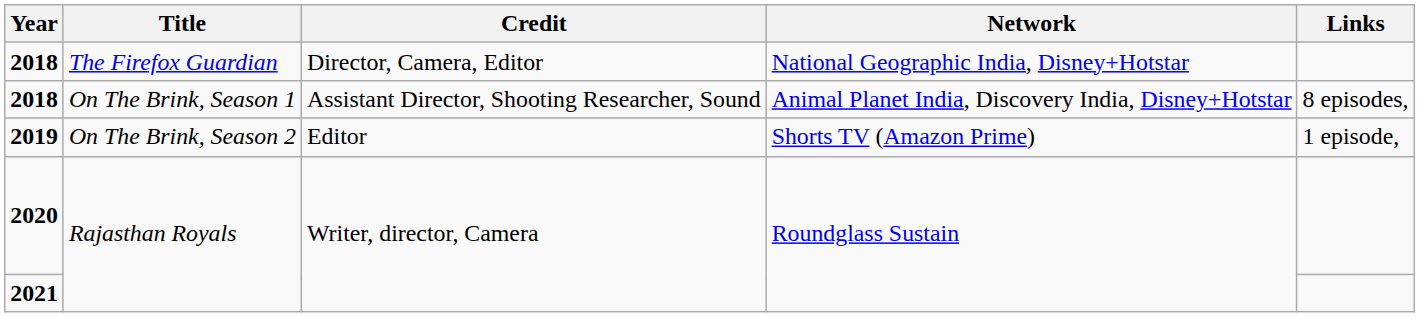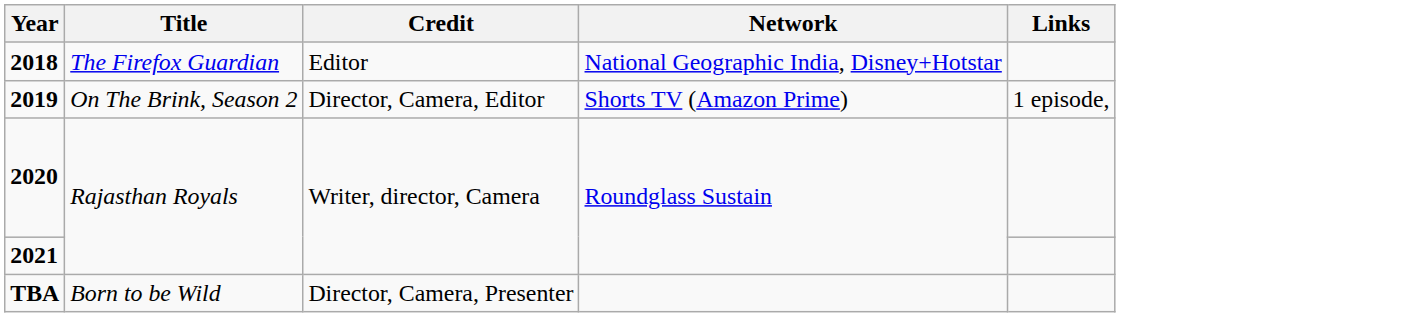(425, 61) Director, Camera, Editor -> (338, 61) Editor
- row: (34, 99)
(337, 136) Editor -> (426, 99) Director, Camera, Editor
+ row: (35, 292)
